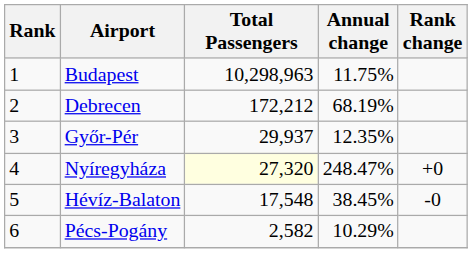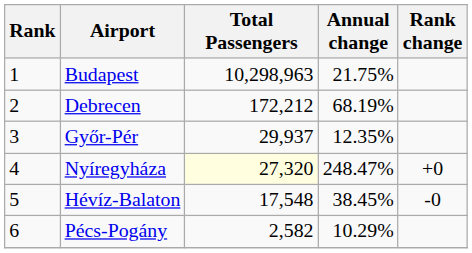(364, 74) 11.75% -> (363, 74) 21.75%
